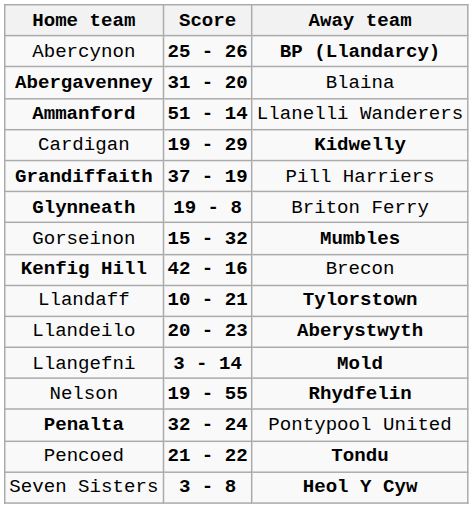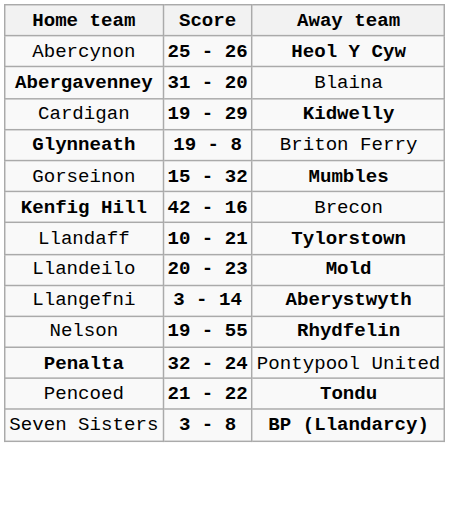(360, 51) BP (Llandarcy) -> (349, 51) Heol Y Cyw
- row: (84, 114)
- row: (84, 176)
(360, 332) Aberystwyth -> (349, 269) Mold
(360, 363) Mold -> (349, 301) Aberystwyth
(360, 487) Heol Y Cyw -> (349, 425) BP (Llandarcy)
